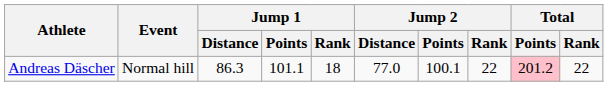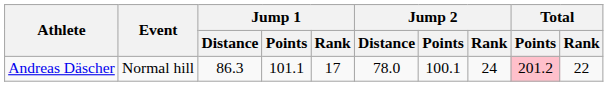(333, 69) 18 -> (333, 69) 17
(387, 69) 77.0 -> (387, 69) 78.0
(489, 69) 22 -> (489, 69) 24
